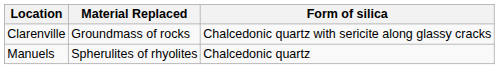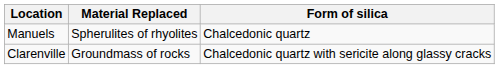rows swapped: (31, 53) <-> (36, 34)
